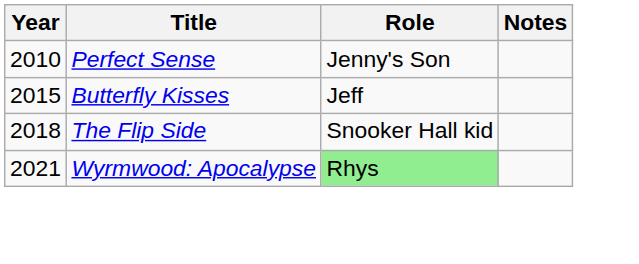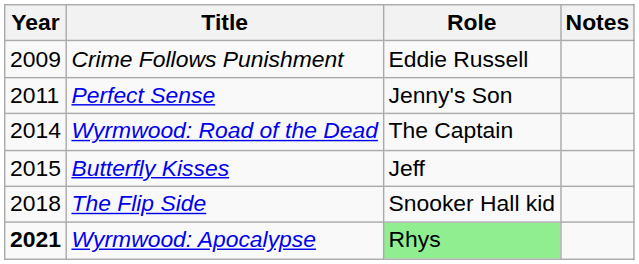+ row: (207, 58)
(35, 58) 2010 -> (35, 95) 2011
+ row: (225, 131)
(35, 167) normal -> (35, 240) bold
